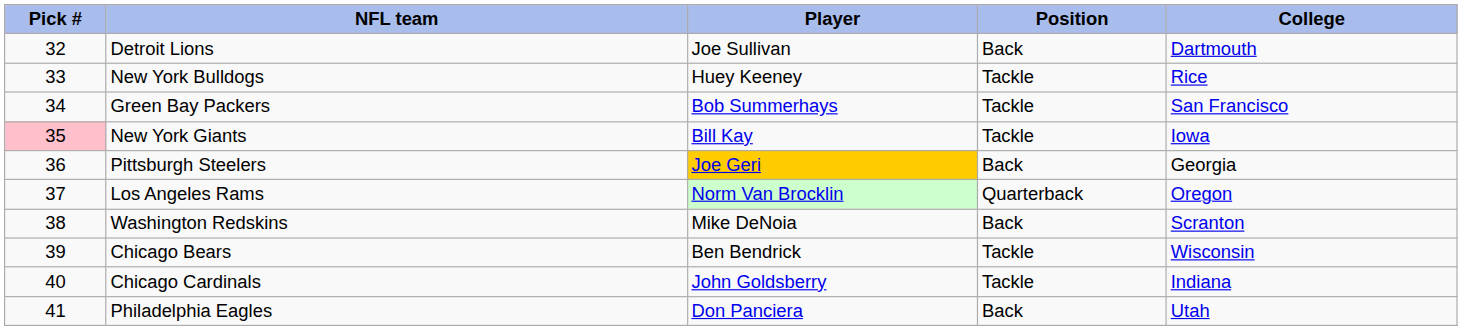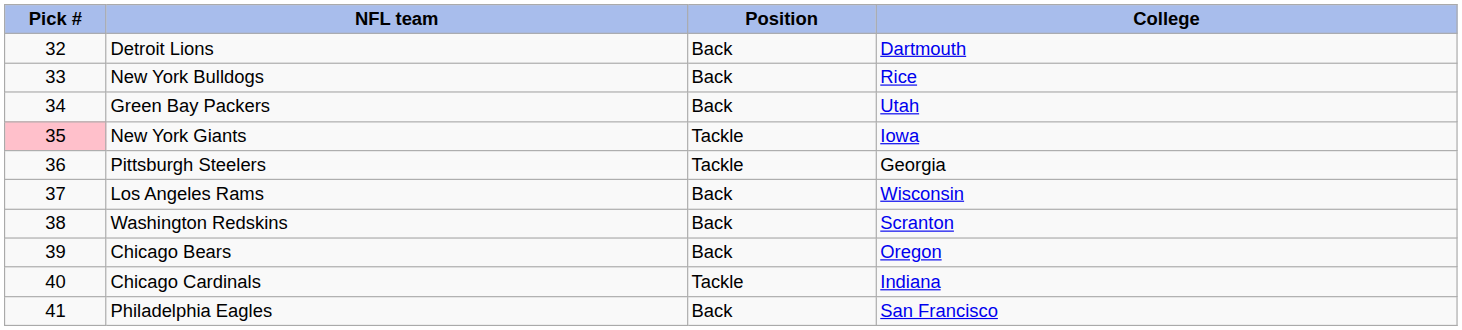- column: (832, 19)
(1008, 77) Tackle -> (712, 77) Back
(1008, 106) Tackle -> (712, 106) Back
(1230, 106) San Francisco -> (900, 106) Utah
(1002, 164) Back -> (718, 164) Tackle
(1033, 194) Quarterback -> (712, 194) Back
(1201, 194) Oregon -> (922, 194) Wisconsin
(1008, 252) Tackle -> (712, 252) Back
(1213, 252) Wisconsin -> (911, 252) Oregon
(1190, 310) Utah -> (939, 310) San Francisco
